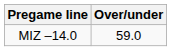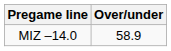(129, 35) 59.0 -> (129, 35) 58.9
